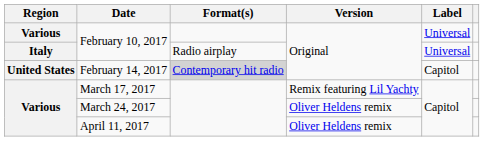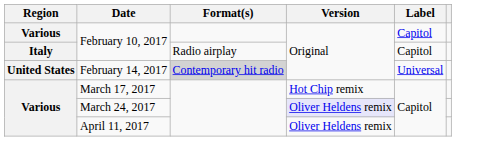(447, 32) Universal -> (415, 32) Capitol
(447, 51) Universal -> (415, 51) Capitol
(442, 70) Capitol -> (420, 70) Universal
(354, 88) Remix featuring Lil Yachty -> (326, 88) Hot Chip remix
(340, 107) no background -> (340, 107) lavender background
